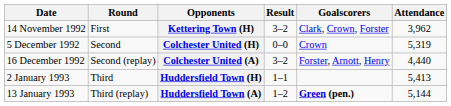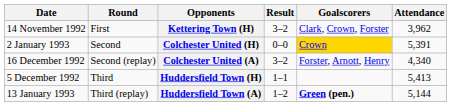(43, 45) 5 December 1992 -> (38, 45) 2 January 1993
(313, 45) no background -> (313, 45) gold background
(419, 45) 5,319 -> (419, 45) 5,391
(419, 61) 4,440 -> (419, 61) 4,340
(38, 77) 2 January 1993 -> (43, 77) 5 December 1992
